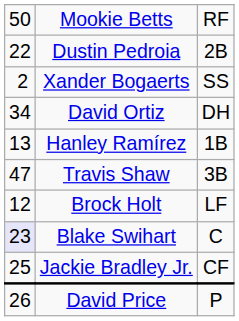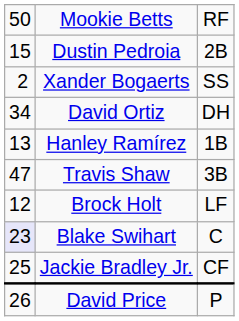(20, 50) 22 -> (20, 50) 15
